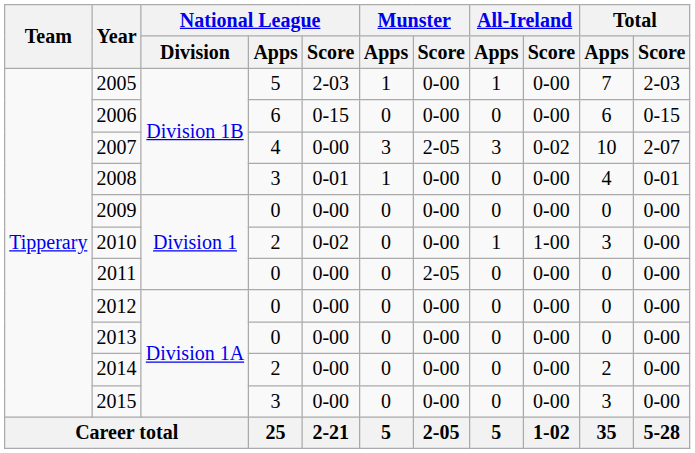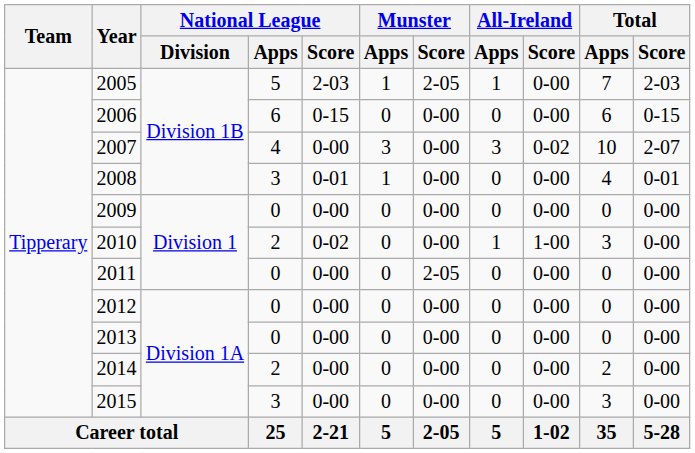(441, 83) 0-00 -> (441, 83) 2-05
(441, 147) 2-05 -> (441, 147) 0-00
